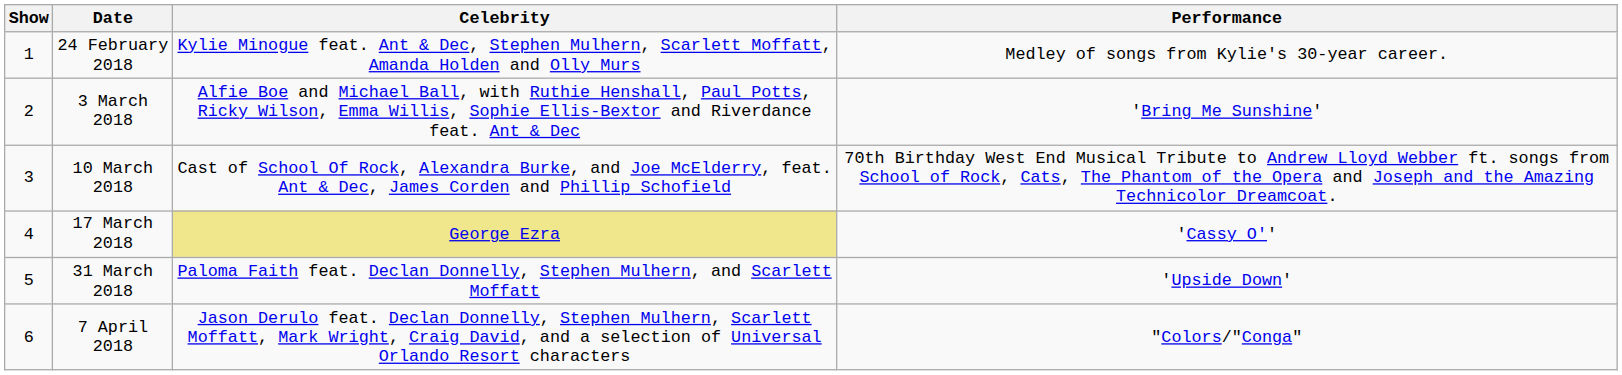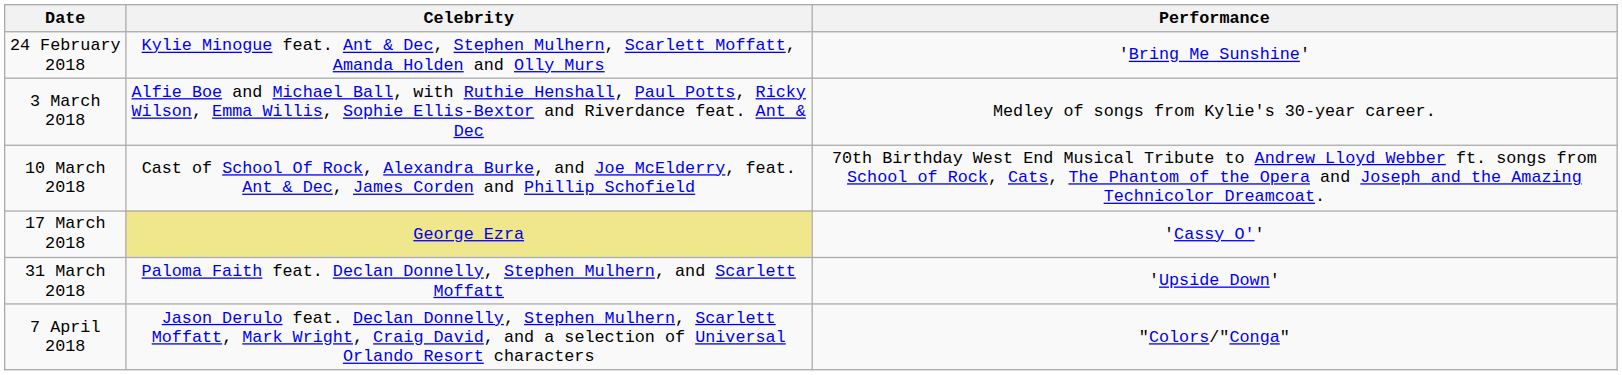- column: (29, 18)
(1227, 55) Medley of songs from Kylie's 30-year career. -> (1214, 55) 'Bring Me Sunshine'
(1227, 112) 'Bring Me Sunshine' -> (1214, 112) Medley of songs from Kylie's 30-year career.
